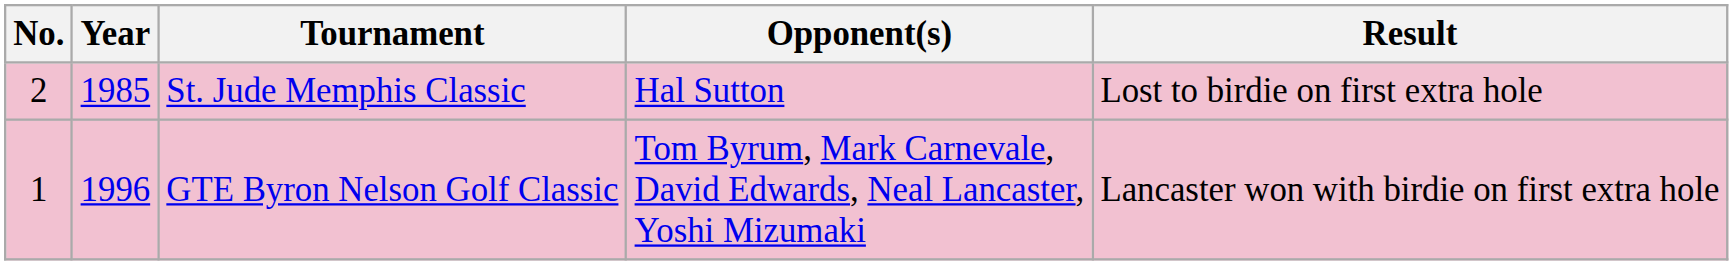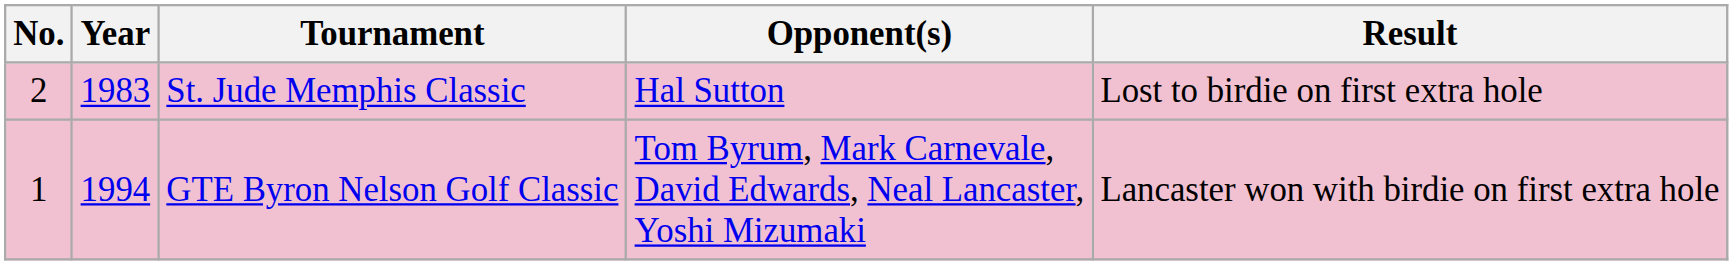(115, 90) 1985 -> (115, 90) 1983
(115, 189) 1996 -> (115, 189) 1994
